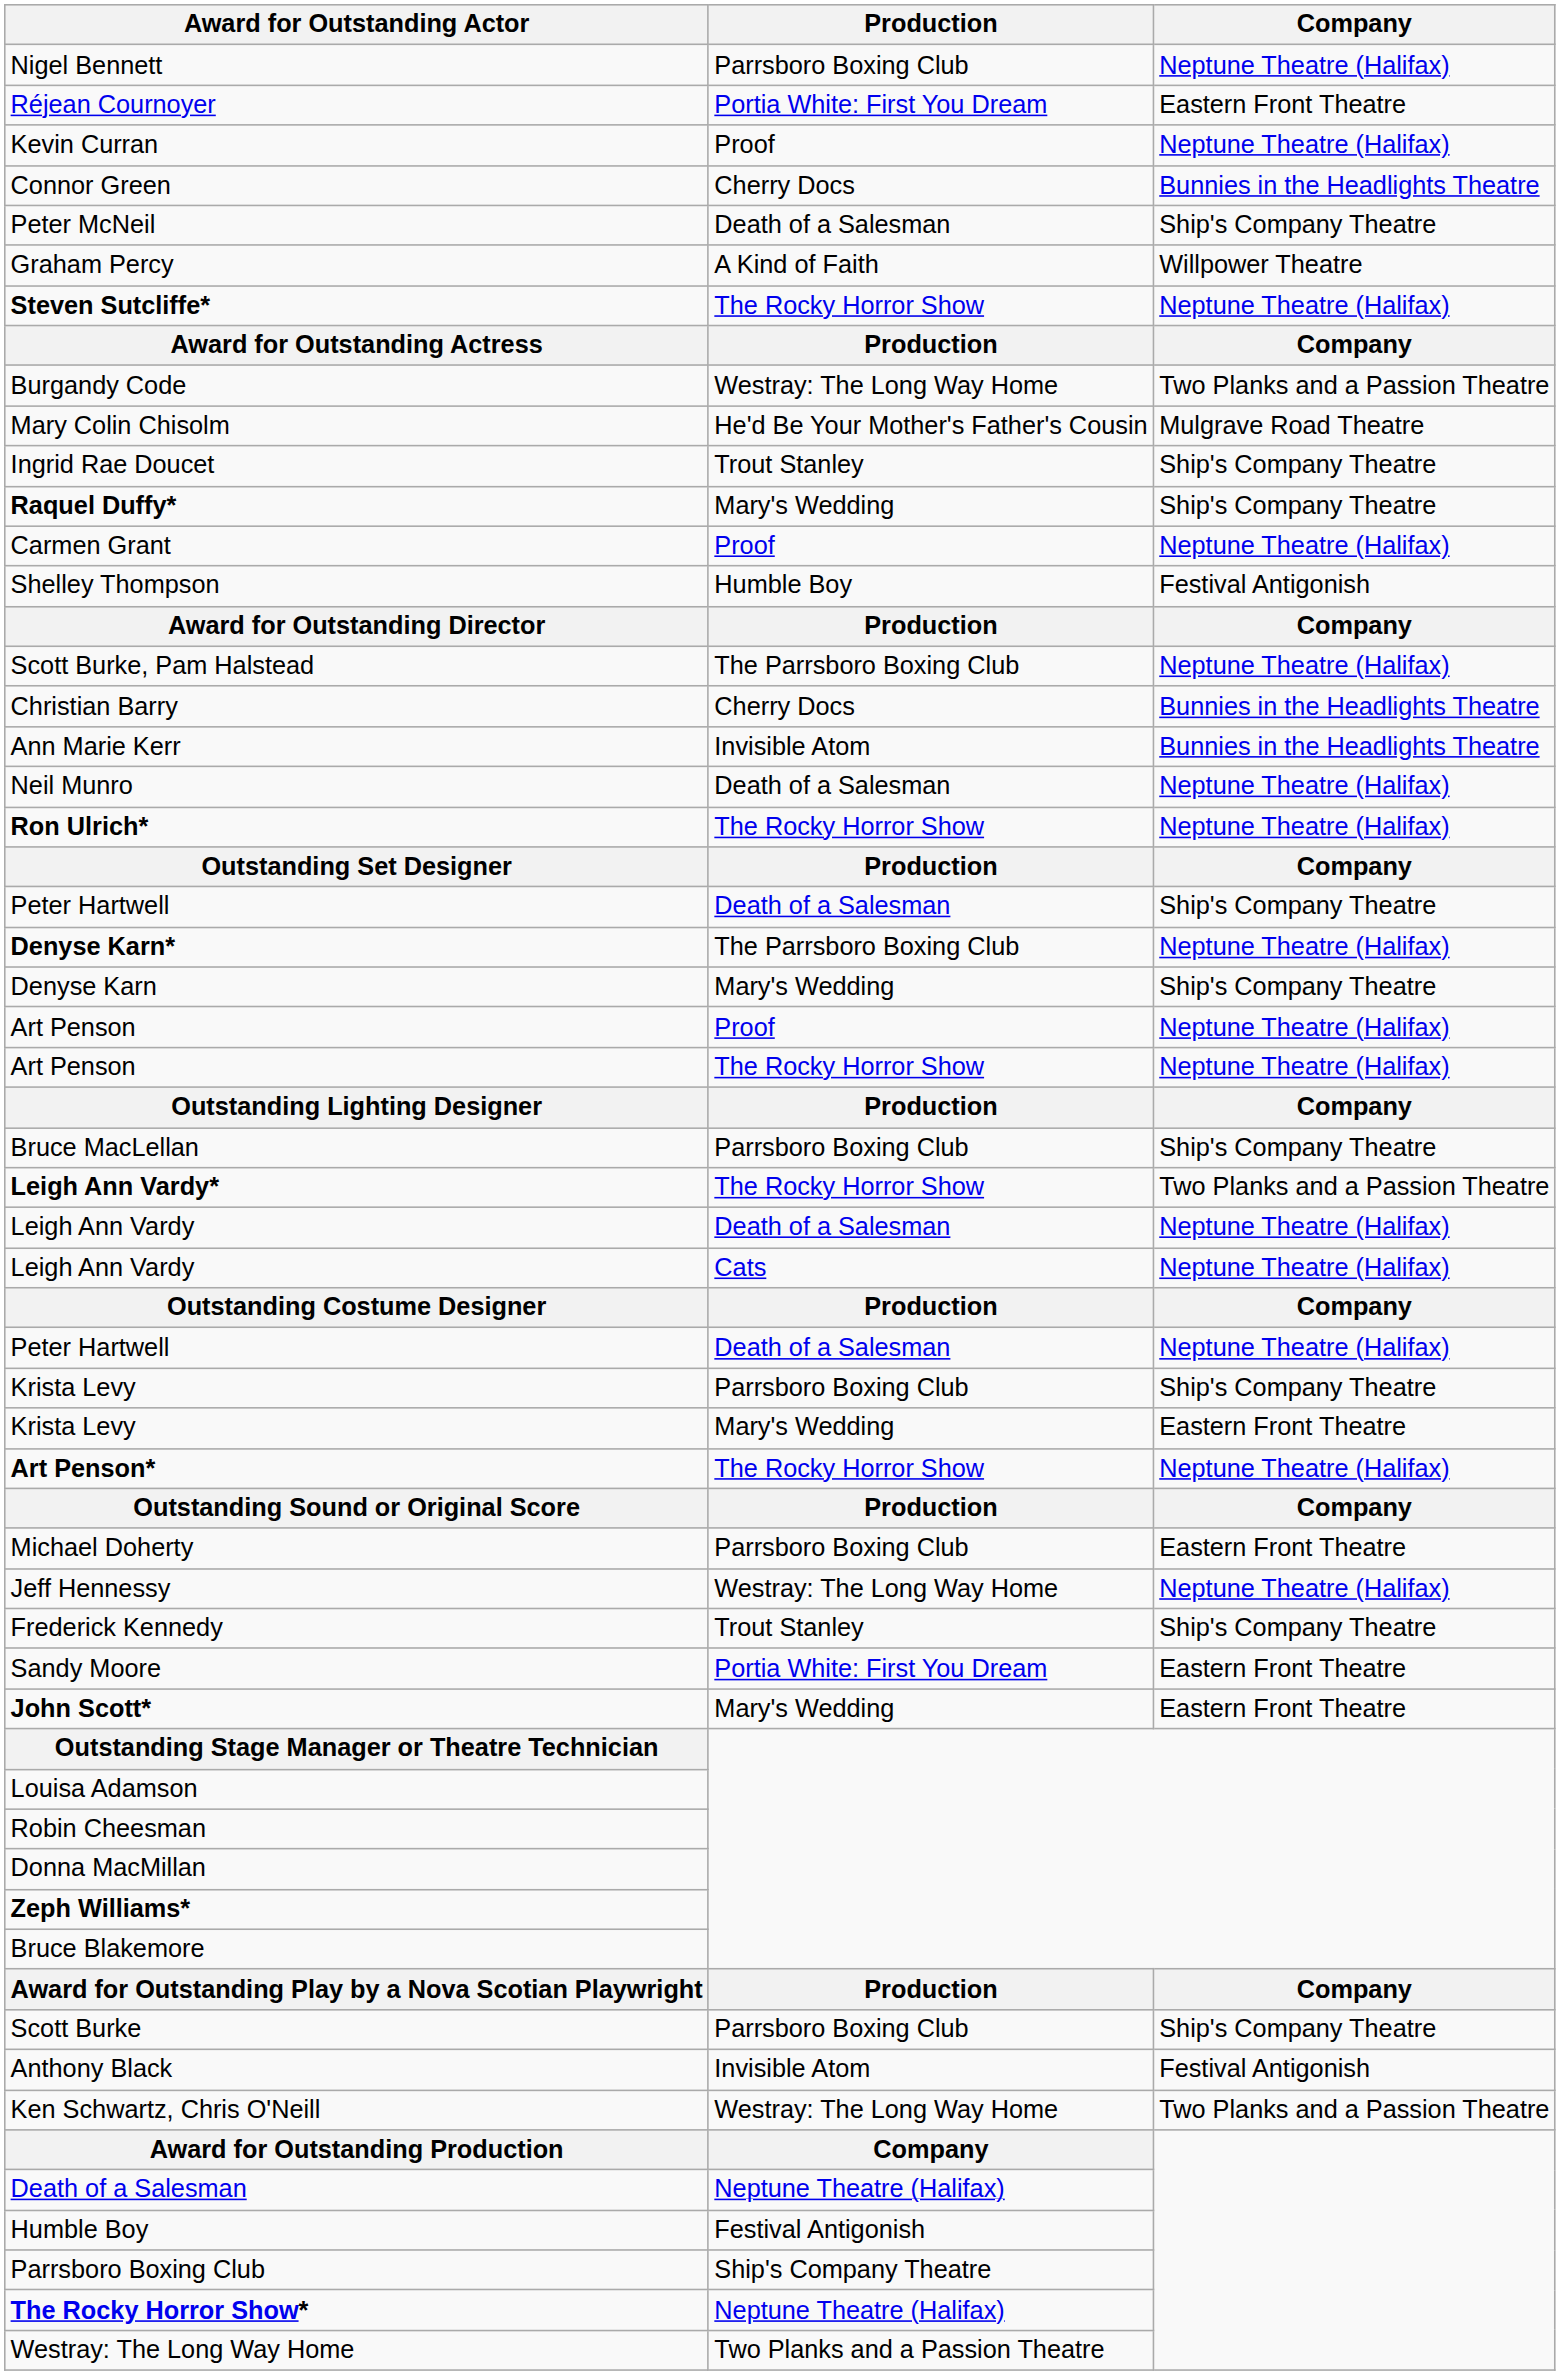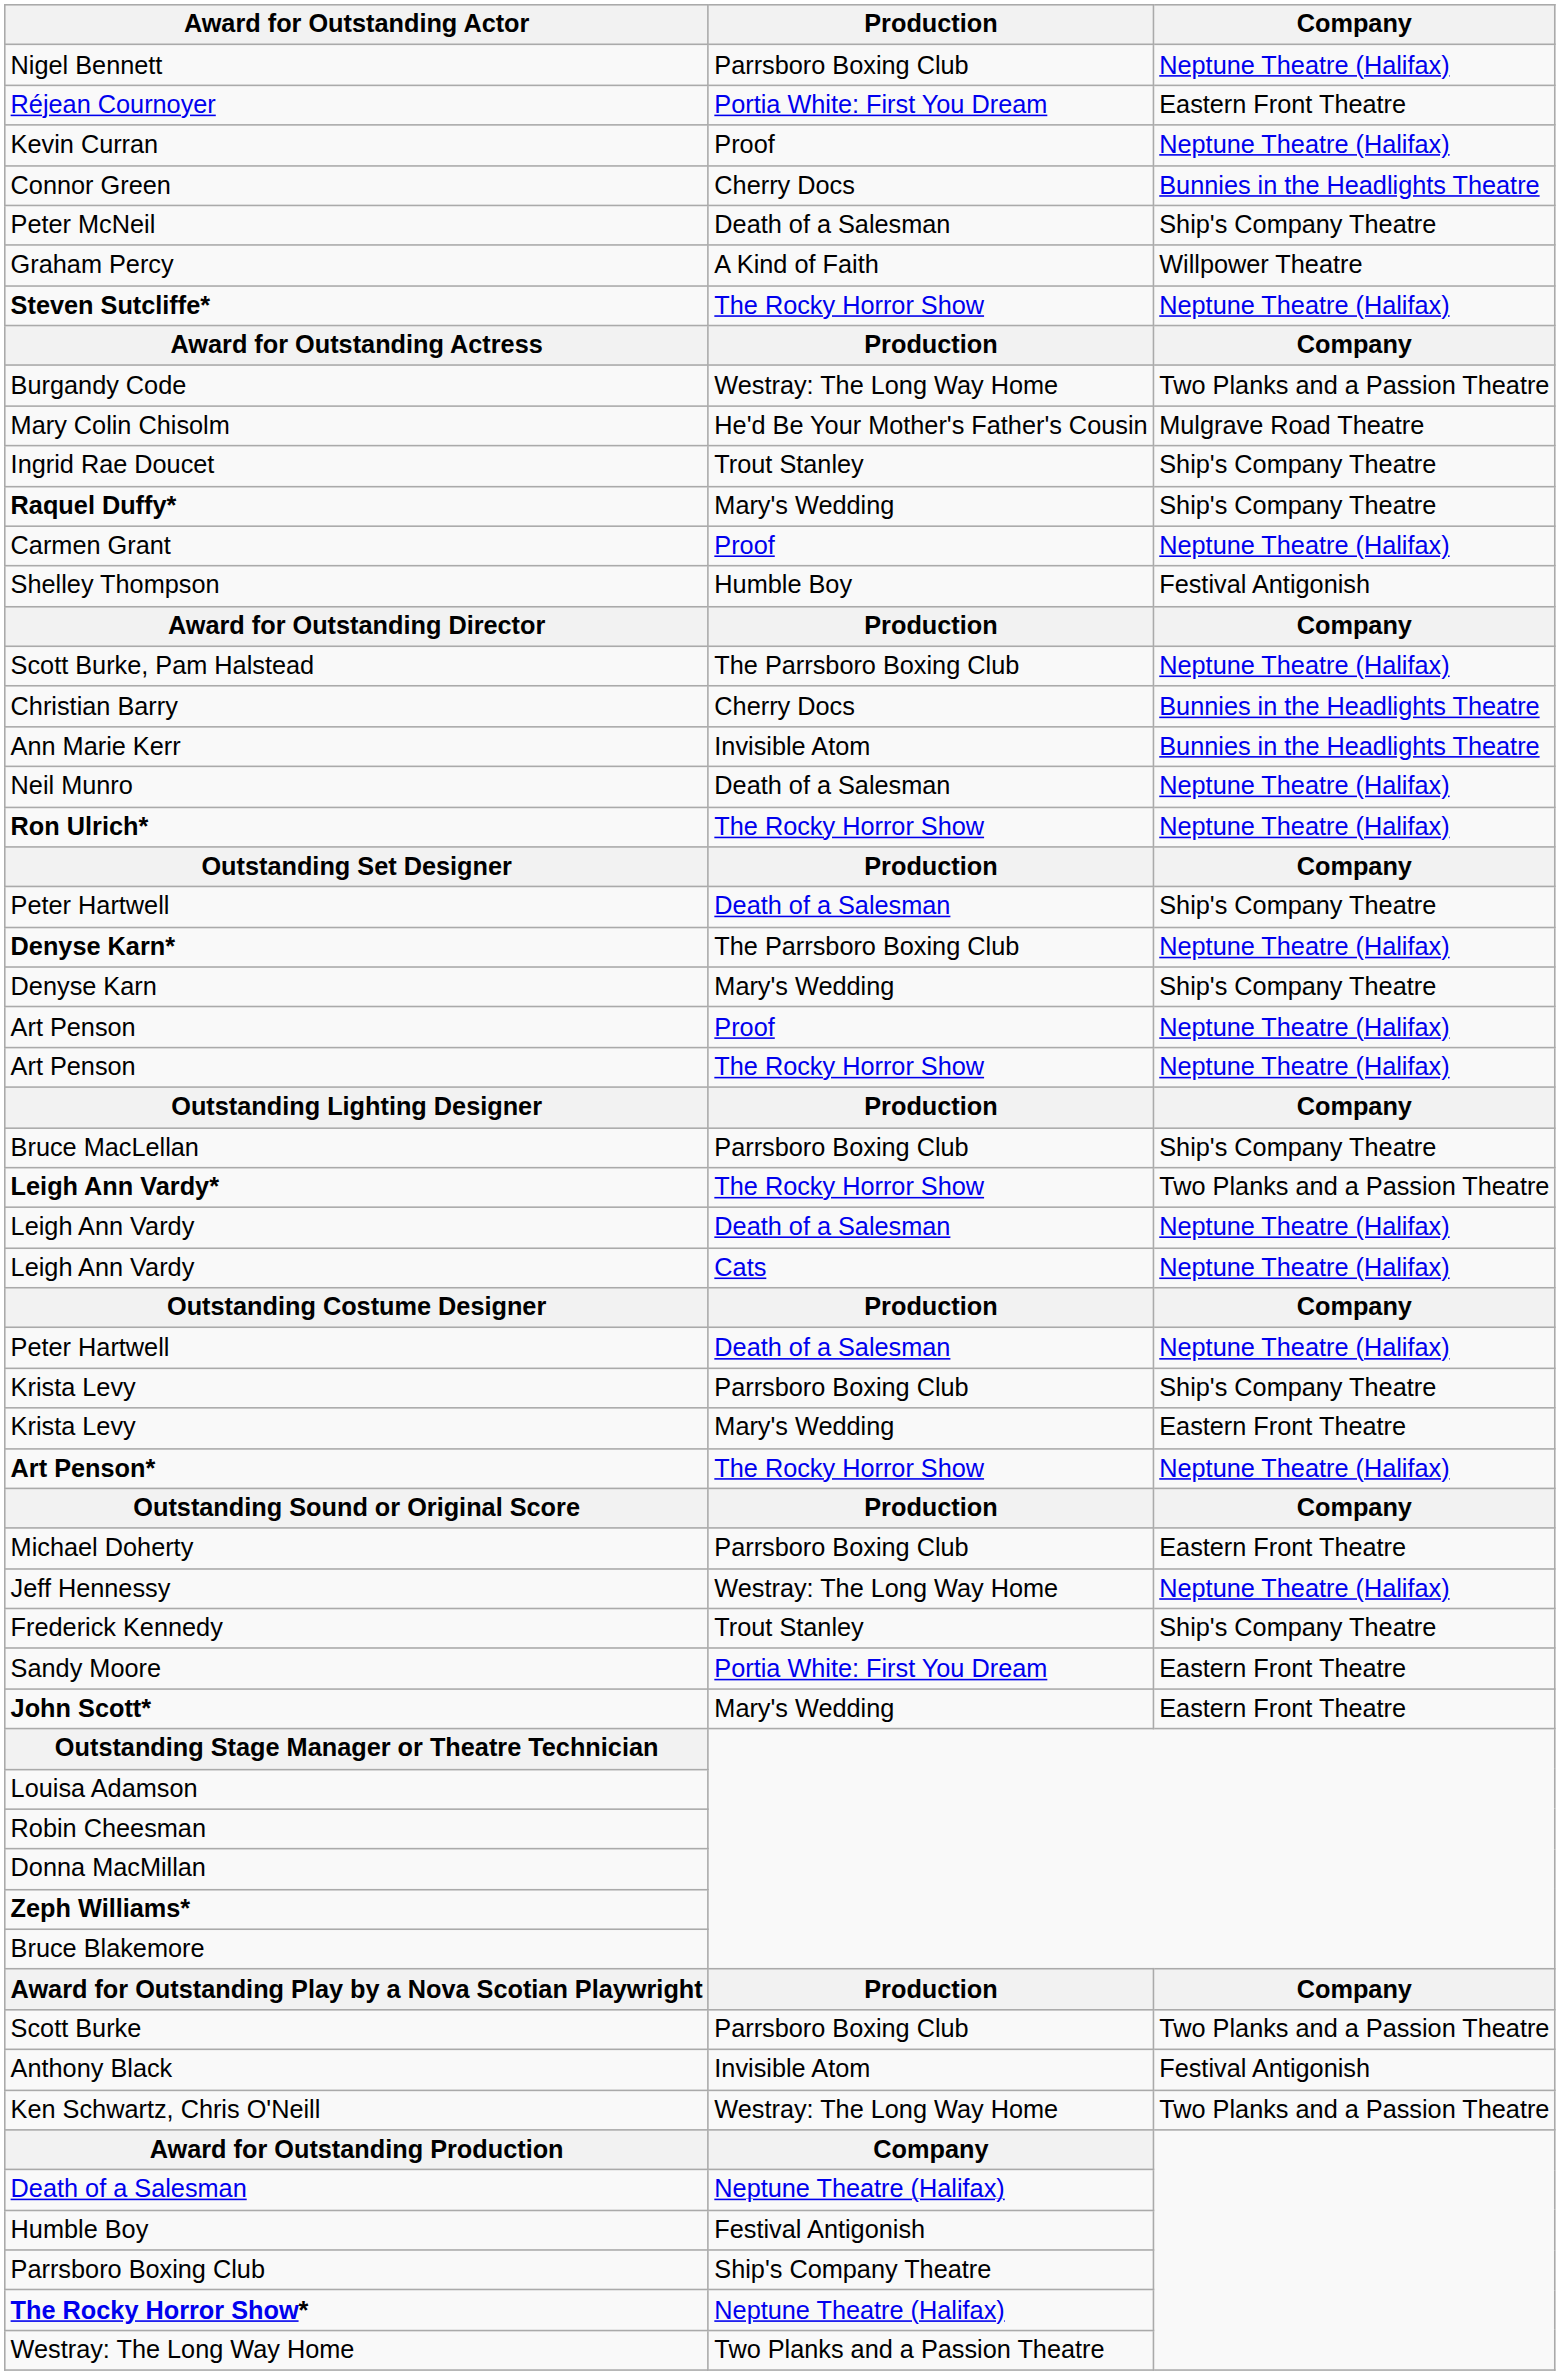(1298, 2029) Ship's Company Theatre -> (1354, 2029) Two Planks and a Passion Theatre
